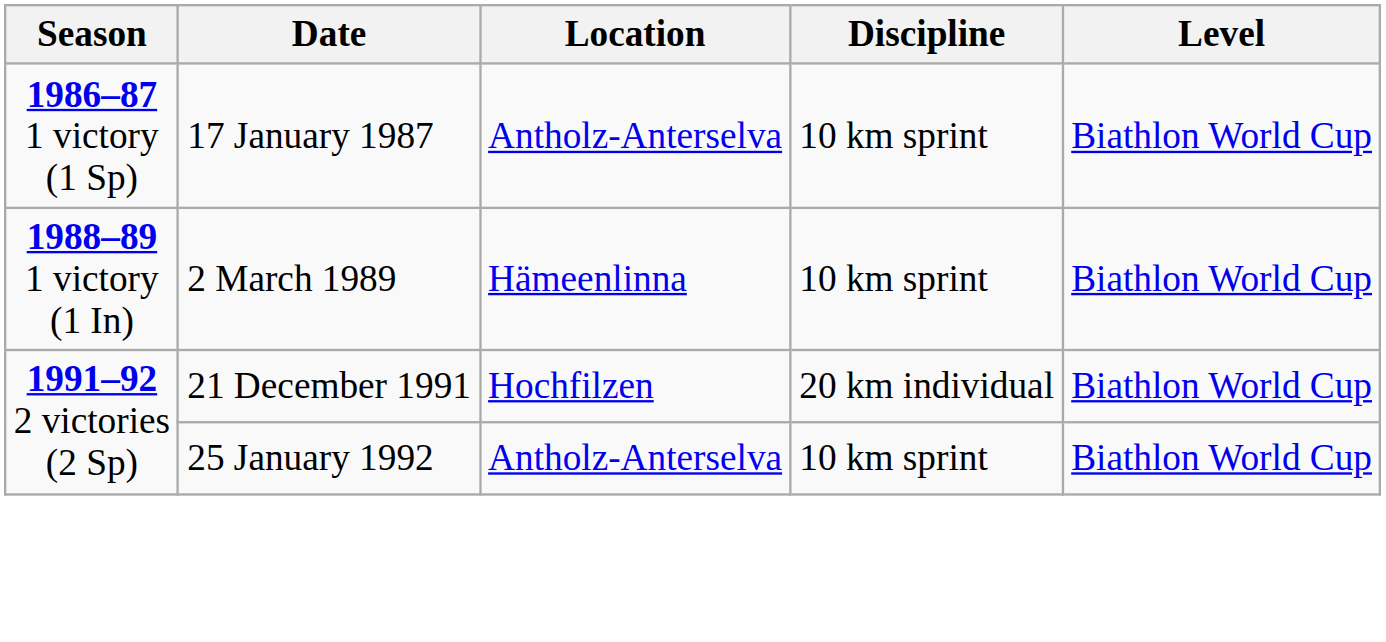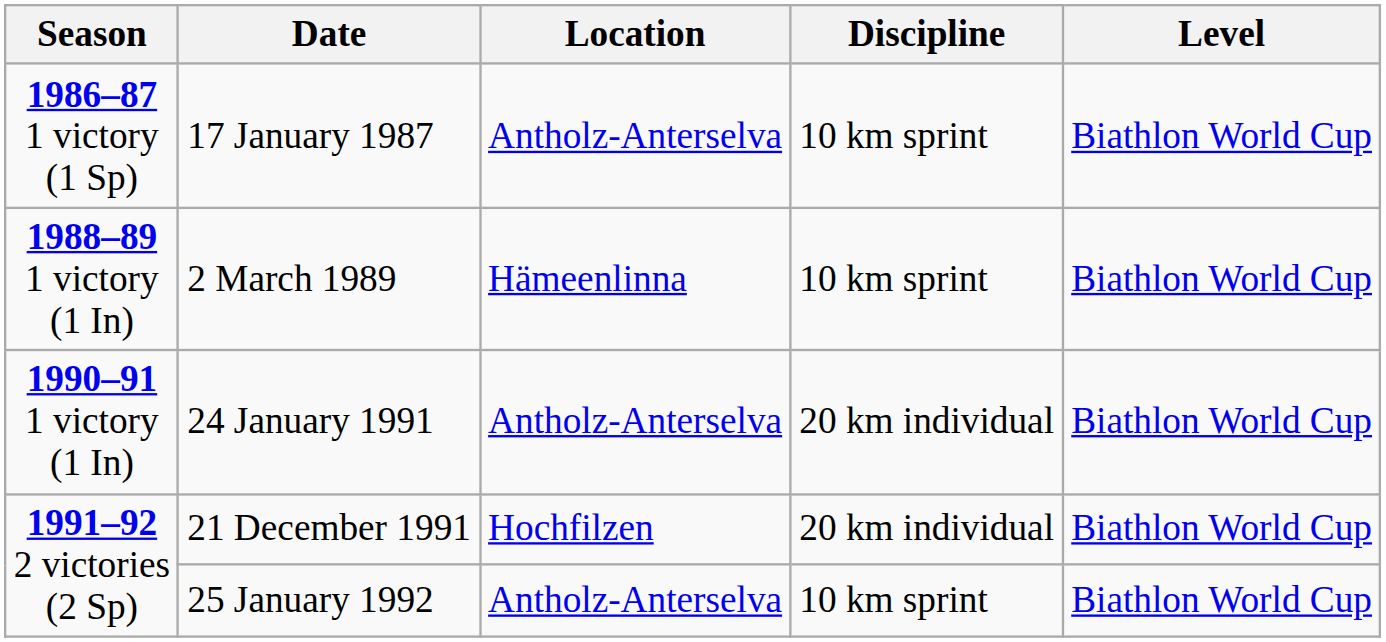+ row: (310, 421)
